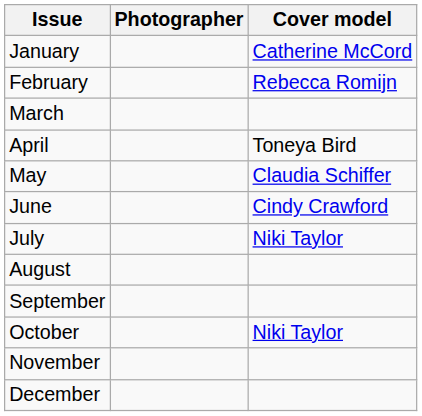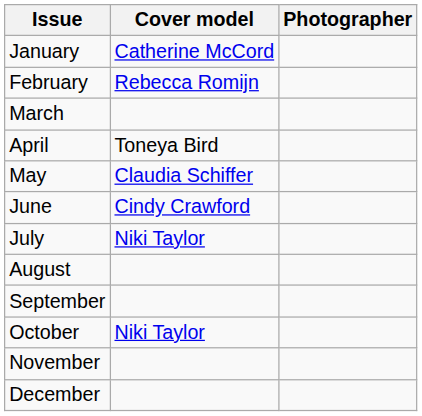columns swapped: (332, 20) <-> (179, 20)
